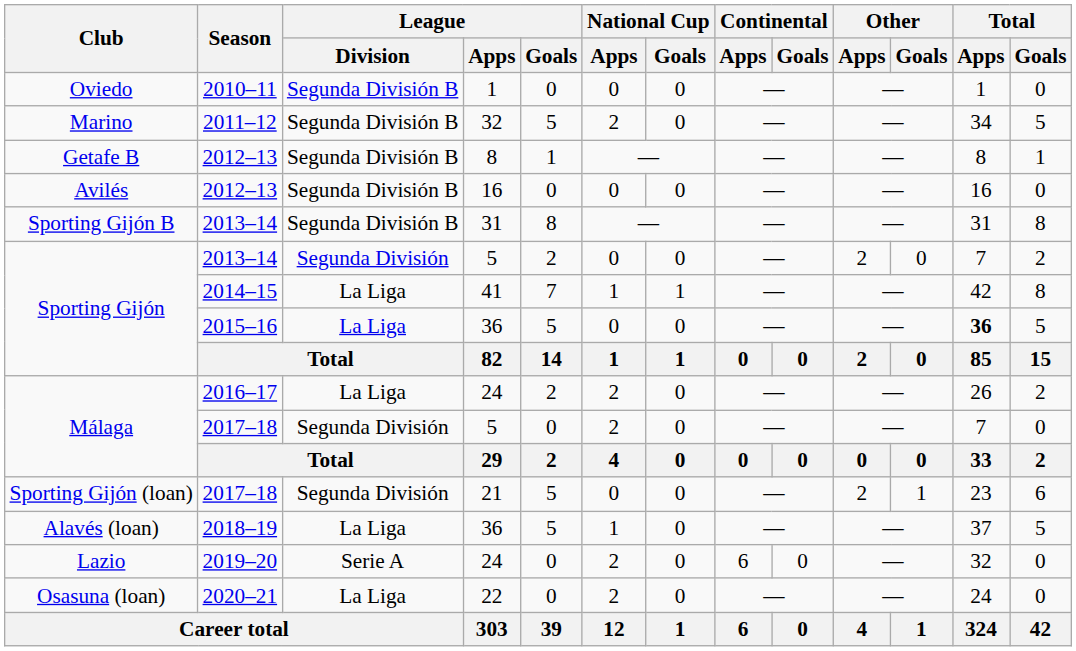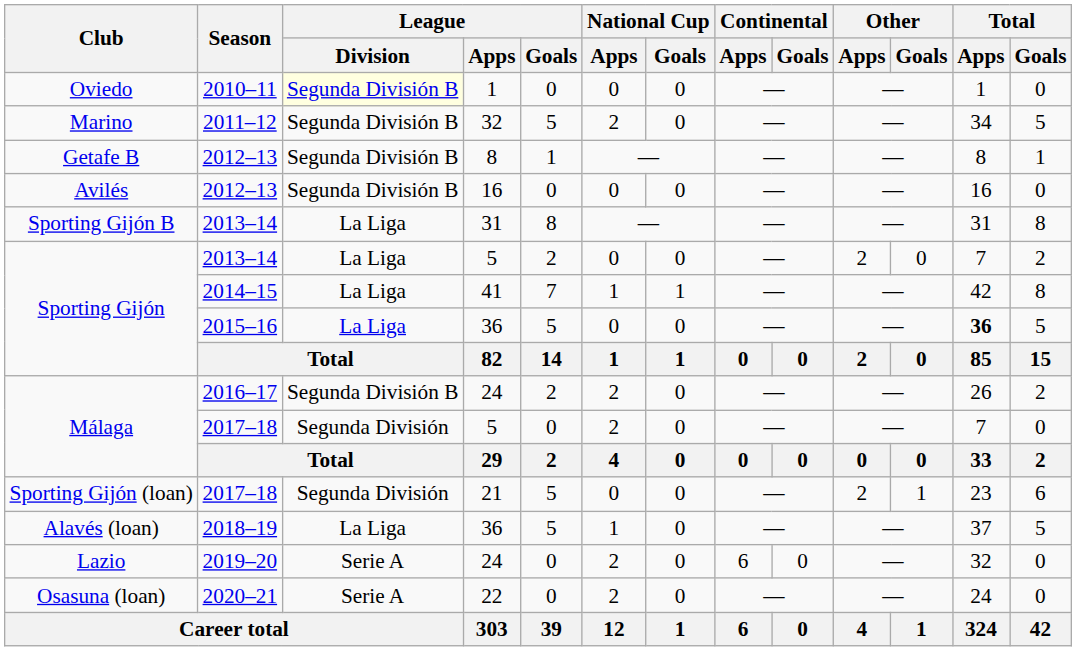(373, 88) no background -> (373, 88) lightyellow background
(373, 223) Segunda División B -> (373, 223) La Liga
(373, 257) Segunda División -> (373, 257) La Liga
(373, 392) La Liga -> (373, 392) Segunda División B
(373, 595) La Liga -> (373, 595) Serie A
